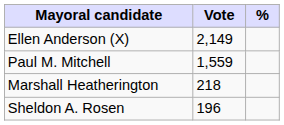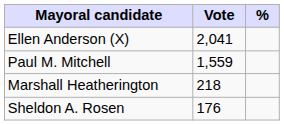(215, 39) 2,149 -> (215, 39) 2,041
(209, 108) 196 -> (209, 108) 176
